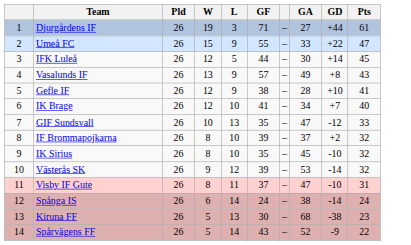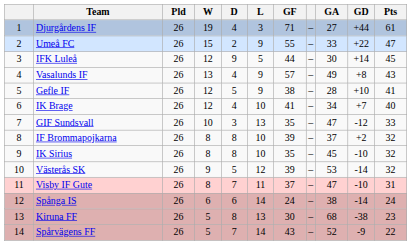+ column: (234, 12)
